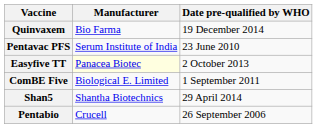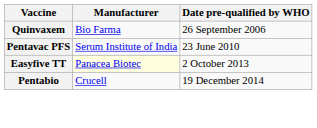(223, 30) 19 December 2014 -> (224, 30) 26 September 2006
- row: (39, 81)
- row: (39, 98)
(224, 115) 26 September 2006 -> (223, 81) 19 December 2014
